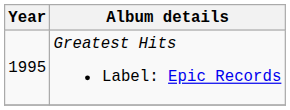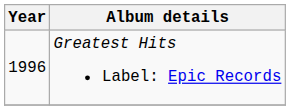(27, 68) 1995 -> (27, 68) 1996
